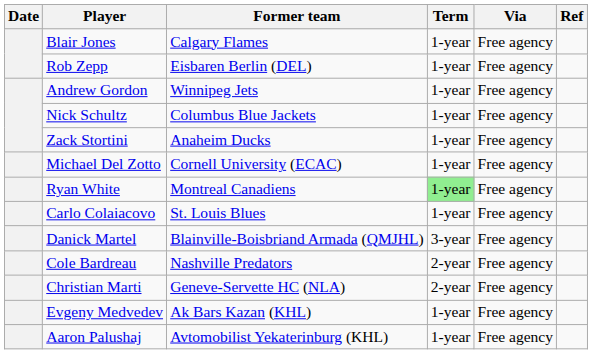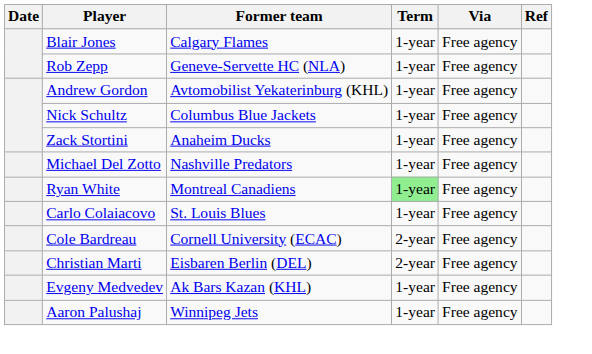(241, 66) Eisbaren Berlin (DEL) -> (258, 66) Geneve-Servette HC (NLA)
(214, 90) Winnipeg Jets -> (279, 90) Avtomobilist Yekaterinburg (KHL)
(256, 164) Cornell University (ECAC) -> (231, 164) Nashville Predators
- row: (91, 238)
(231, 262) Nashville Predators -> (256, 238) Cornell University (ECAC)
(258, 287) Geneve-Servette HC (NLA) -> (241, 262) Eisbaren Berlin (DEL)
(279, 336) Avtomobilist Yekaterinburg (KHL) -> (214, 312) Winnipeg Jets
